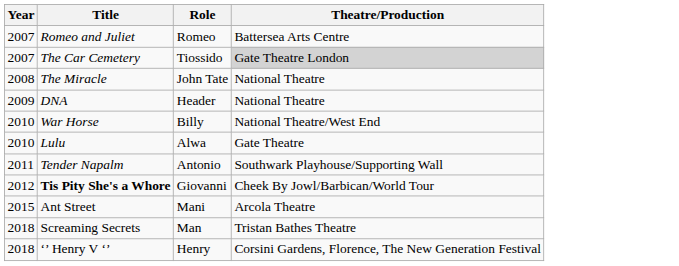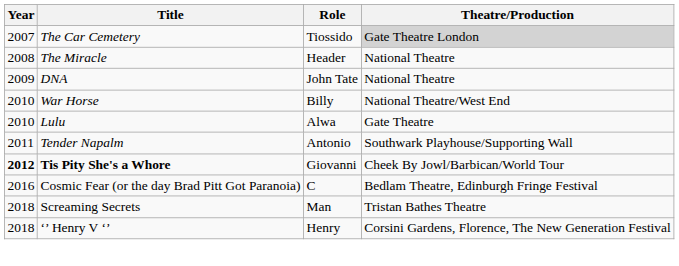- row: (88, 36)
(202, 79) John Tate -> (326, 57) Header
(196, 100) Header -> (332, 79) John Tate
(21, 185) normal -> (21, 164) bold
- row: (68, 206)
+ row: (170, 185)
